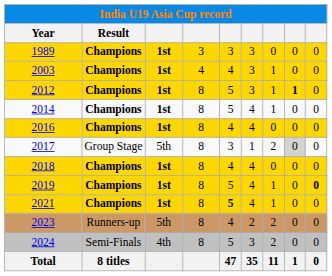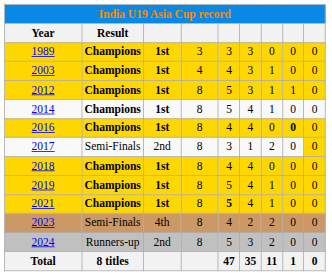(295, 90) bold -> (293, 90) normal
(295, 128) normal -> (293, 128) bold
(113, 147) Group Stage -> (113, 147) Semi-Finals
(164, 147) 5th -> (162, 147) 2nd
(295, 147) lightgrey background -> (293, 147) no background
(316, 147) no background -> (315, 147) gold background
(316, 185) bold -> (315, 185) normal
(113, 223) Runners-up -> (113, 223) Semi-Finals
(164, 223) 5th -> (162, 223) 4th
(113, 242) Semi-Finals -> (113, 242) Runners-up
(164, 242) 4th -> (162, 242) 2nd
